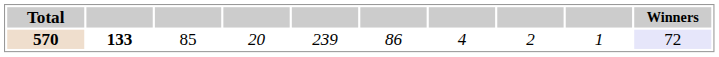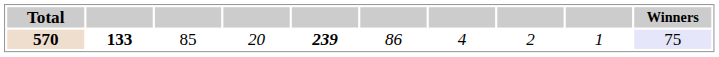(325, 39) normal -> (325, 39) bold
(673, 39) 72 -> (673, 39) 75
